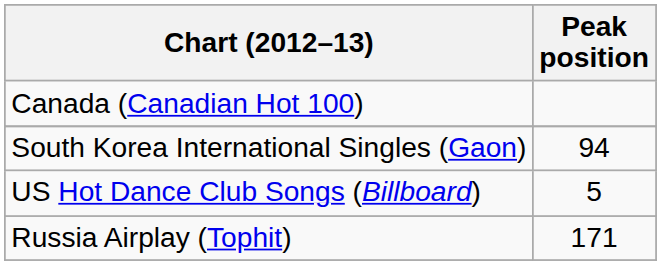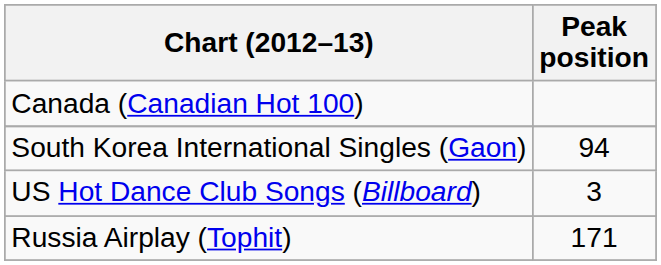(594, 192) 5 -> (594, 192) 3
